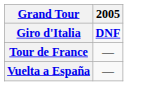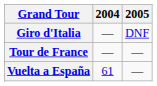+ column: (108, 14)
(108, 33) bold -> (137, 33) normal
